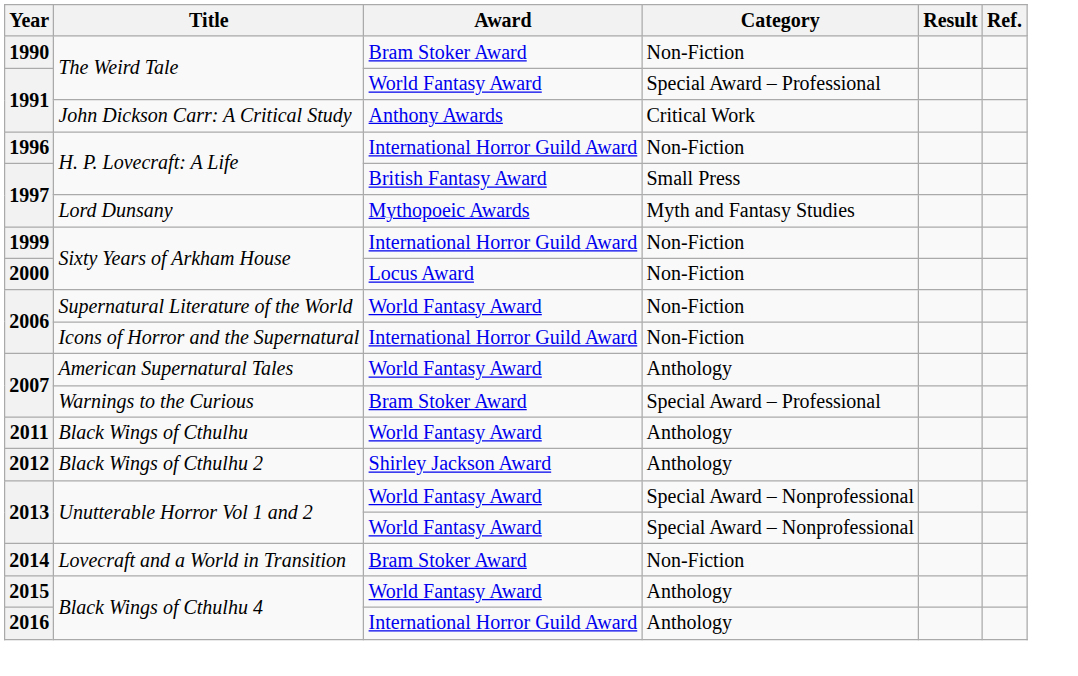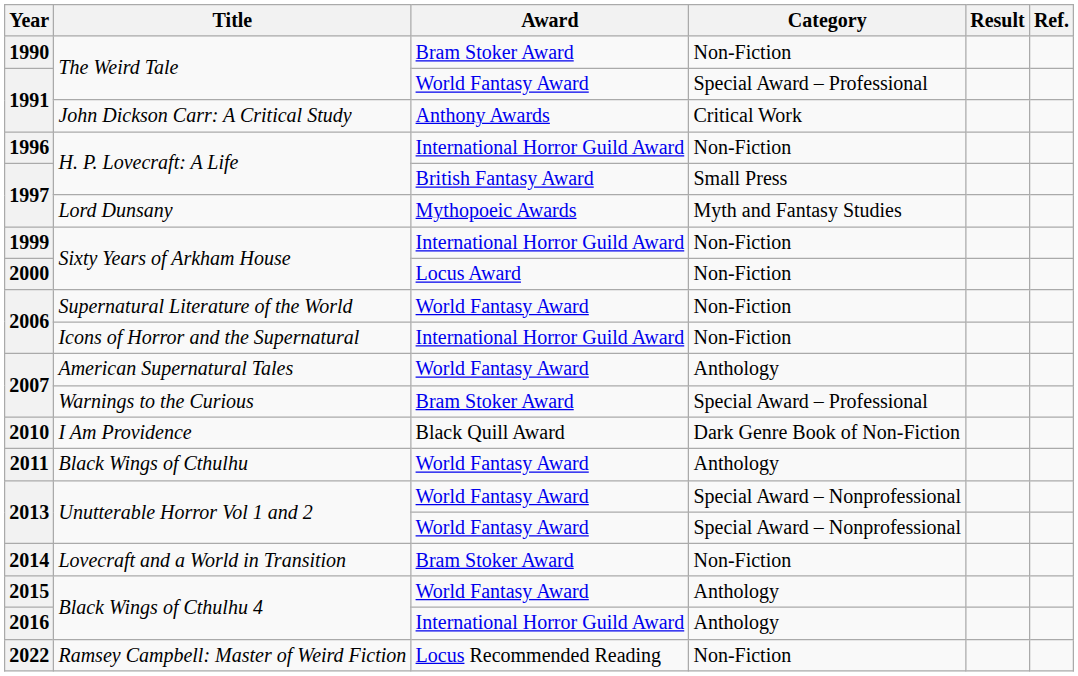+ row: (29, 432)
- row: (29, 464)
+ row: (29, 654)
